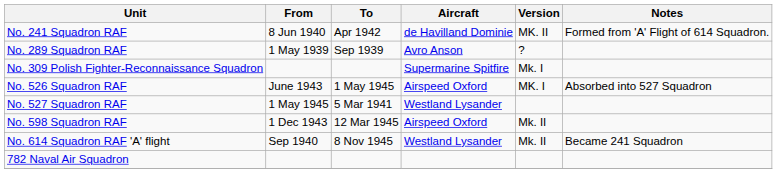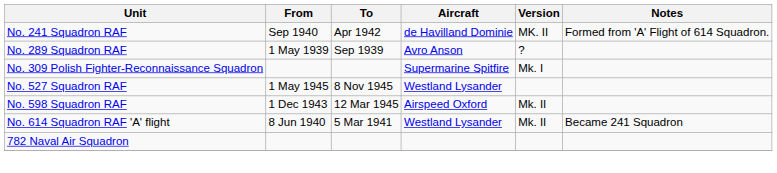(297, 31) 8 Jun 1940 -> (293, 31) Sep 1940
- row: (67, 86)
(363, 104) 5 Mar 1941 -> (363, 86) 8 Nov 1945
(293, 141) Sep 1940 -> (297, 123) 8 Jun 1940
(363, 141) 8 Nov 1945 -> (363, 123) 5 Mar 1941
